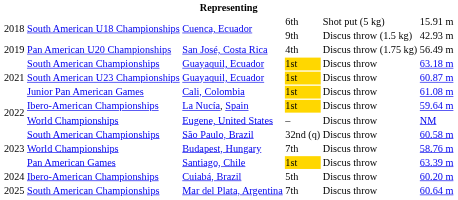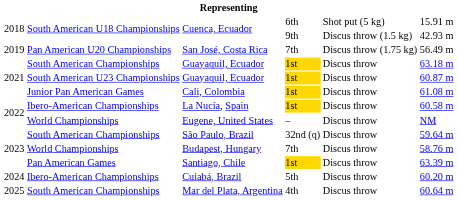(292, 50) 4th -> (292, 50) 7th
(437, 106) 59.64 m -> (437, 106) 60.58 m
(437, 134) 60.58 m -> (437, 134) 59.64 m
(292, 190) 7th -> (292, 190) 4th
